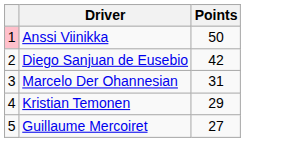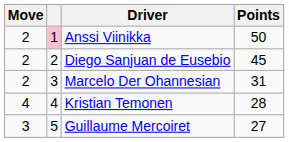+ column: (26, 15)
(216, 59) 42 -> (259, 59) 45
(216, 103) 29 -> (259, 103) 28
